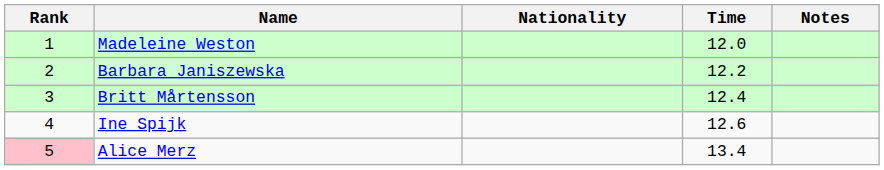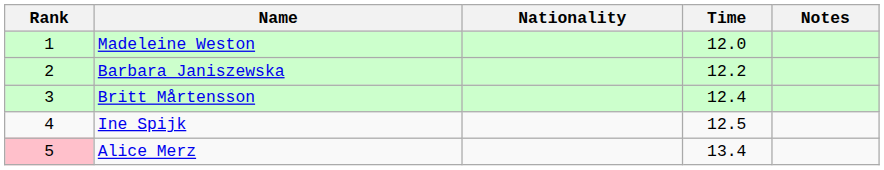(727, 125) 12.6 -> (727, 125) 12.5
